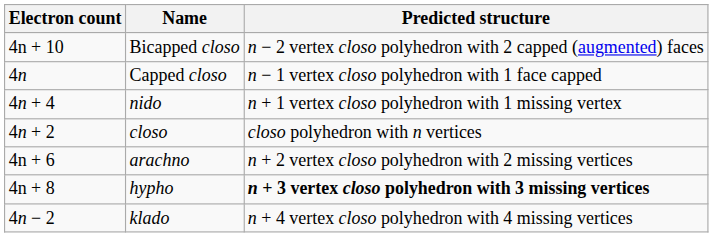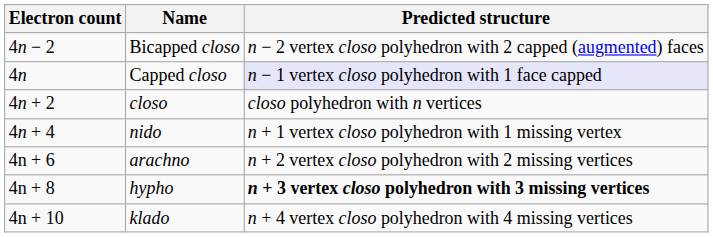(36, 47) 4n + 10 -> (32, 47) 4n − 2
(425, 75) no background -> (425, 75) lavender background
rows swapped: (149, 132) <-> (146, 103)
(32, 217) 4n − 2 -> (36, 217) 4n + 10
